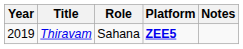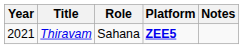(21, 33) 2019 -> (21, 33) 2021
